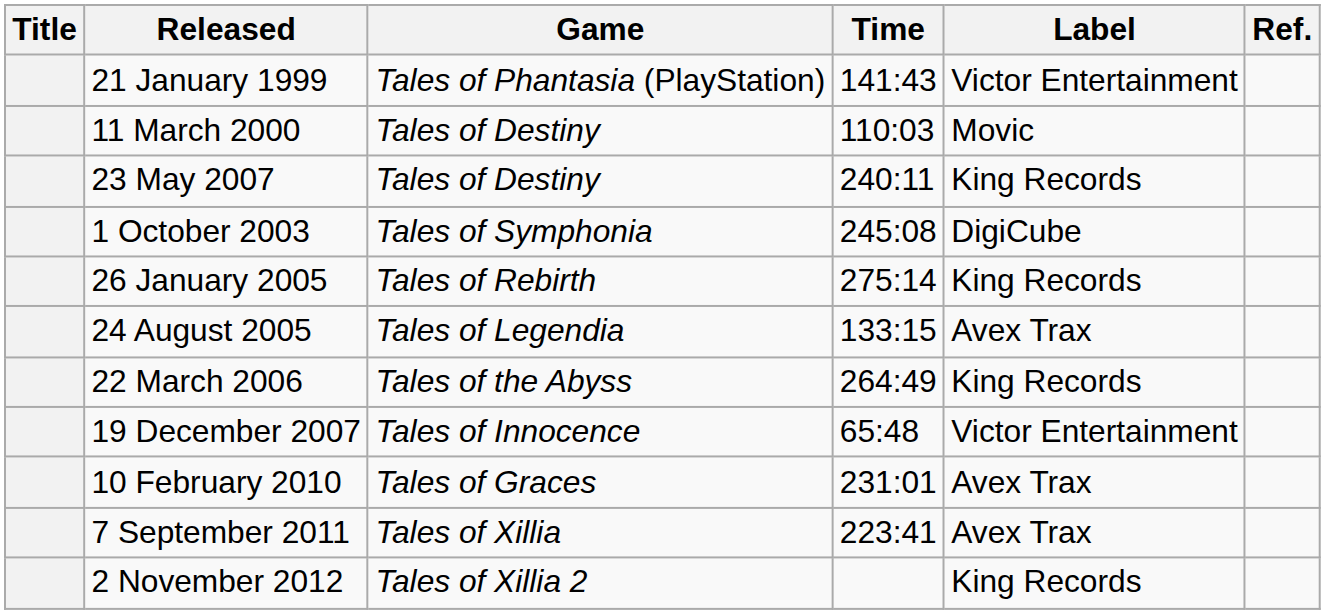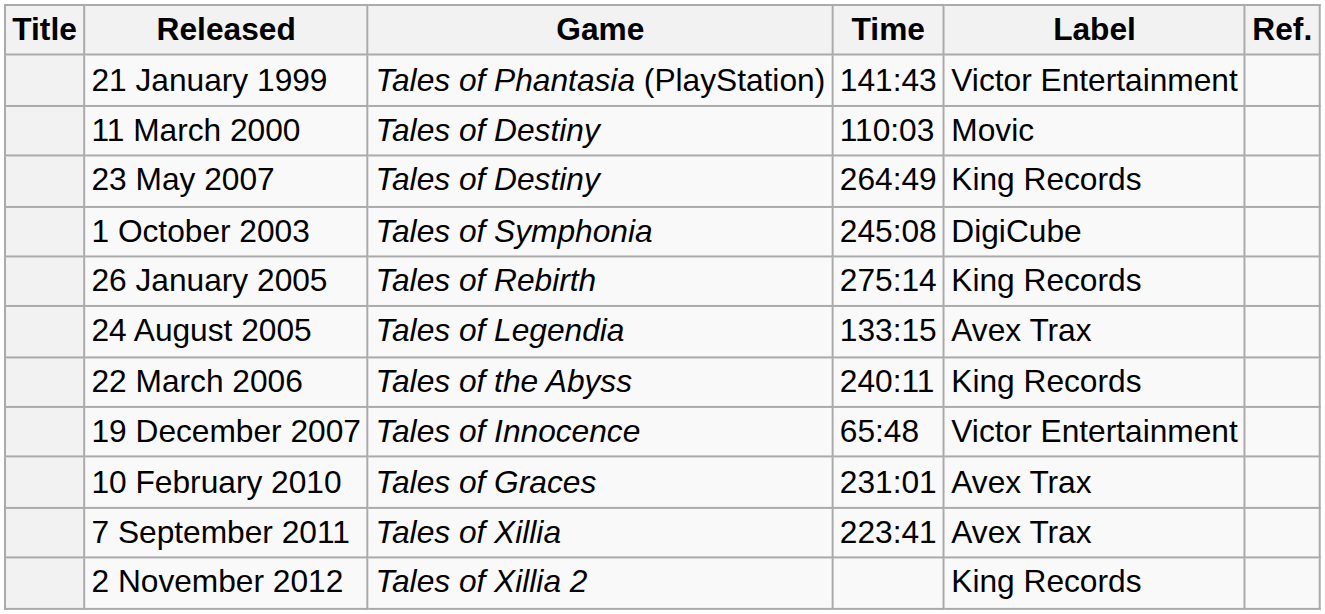(887, 180) 240:11 -> (888, 180) 264:49
(888, 381) 264:49 -> (887, 381) 240:11
